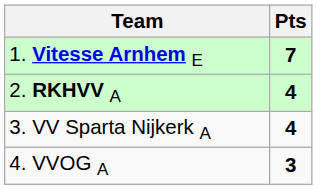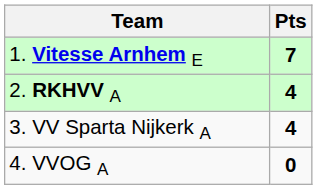(291, 165) 3 -> (291, 165) 0
